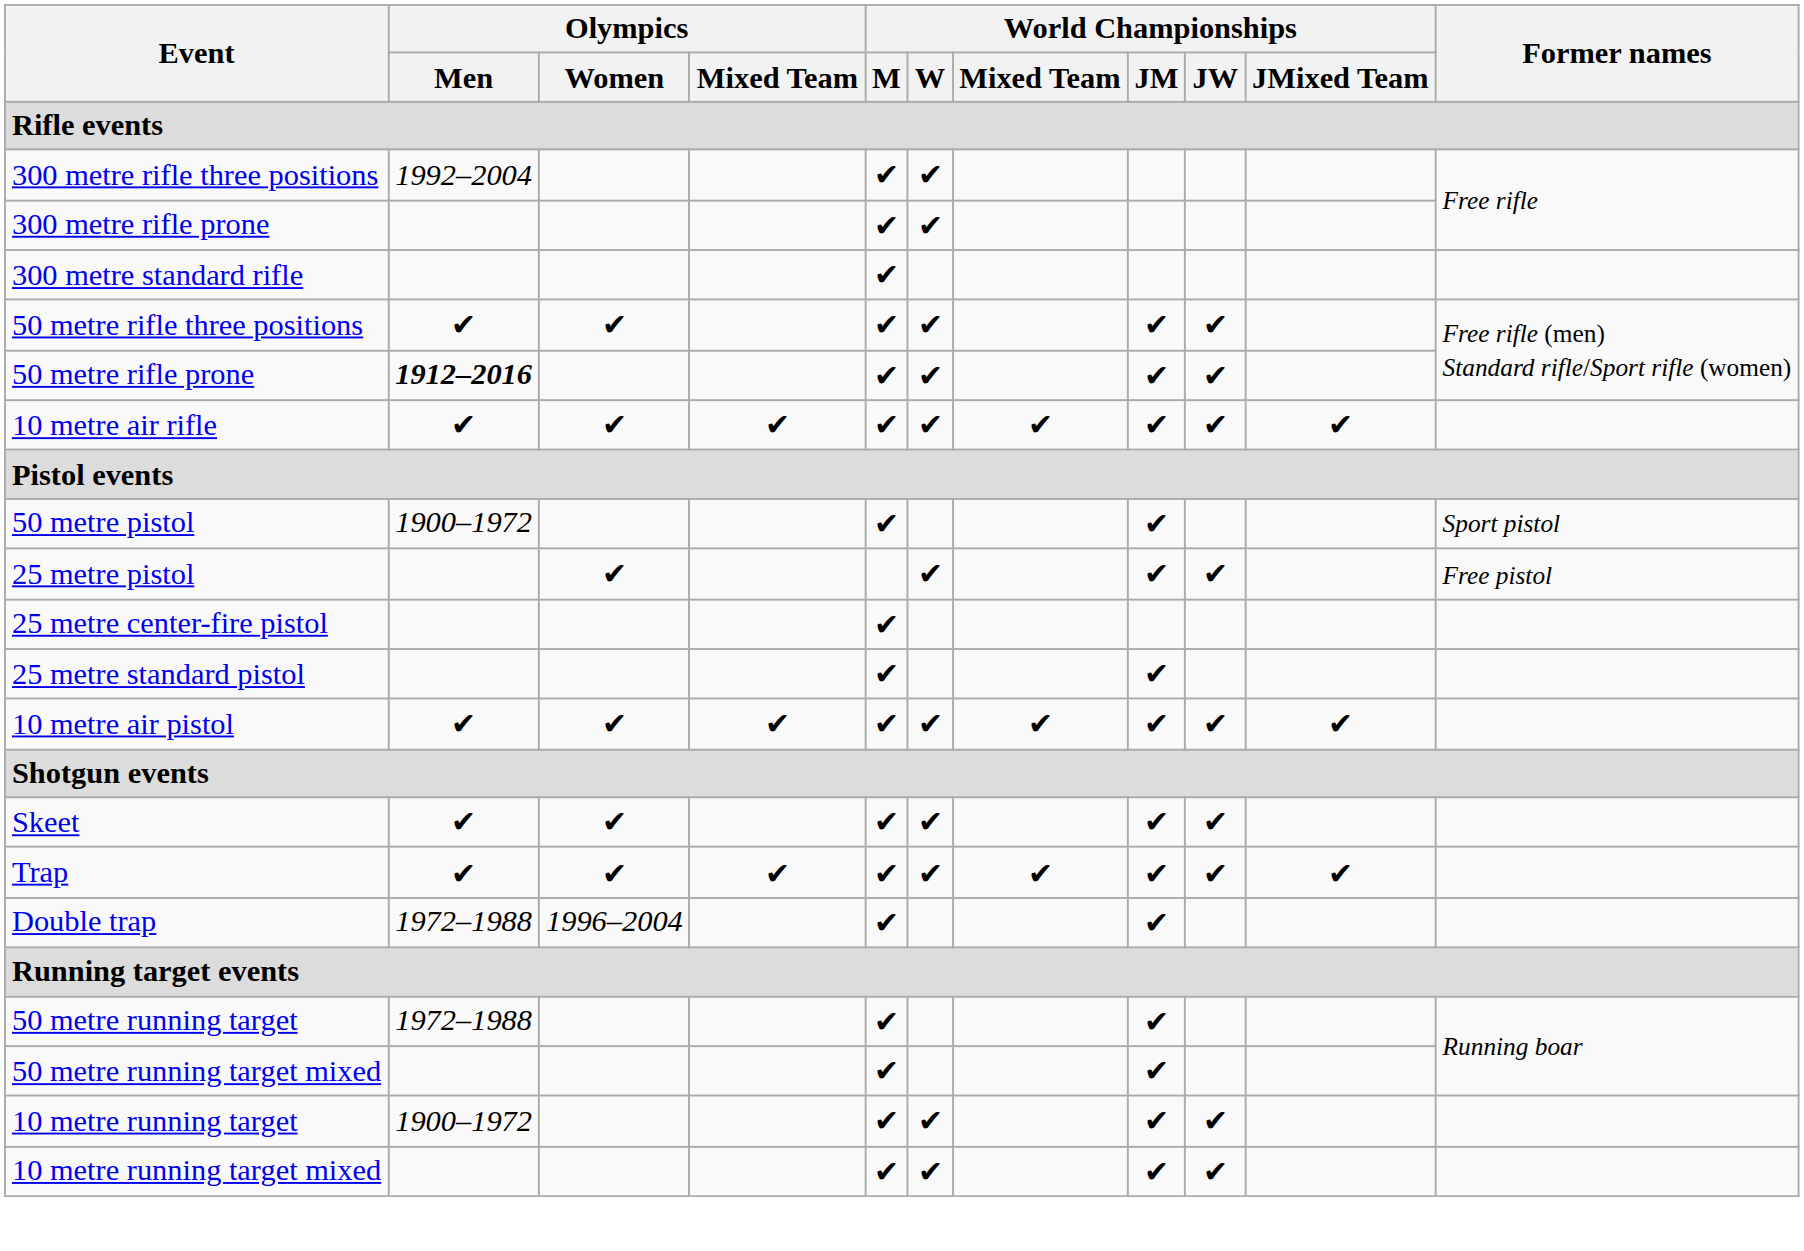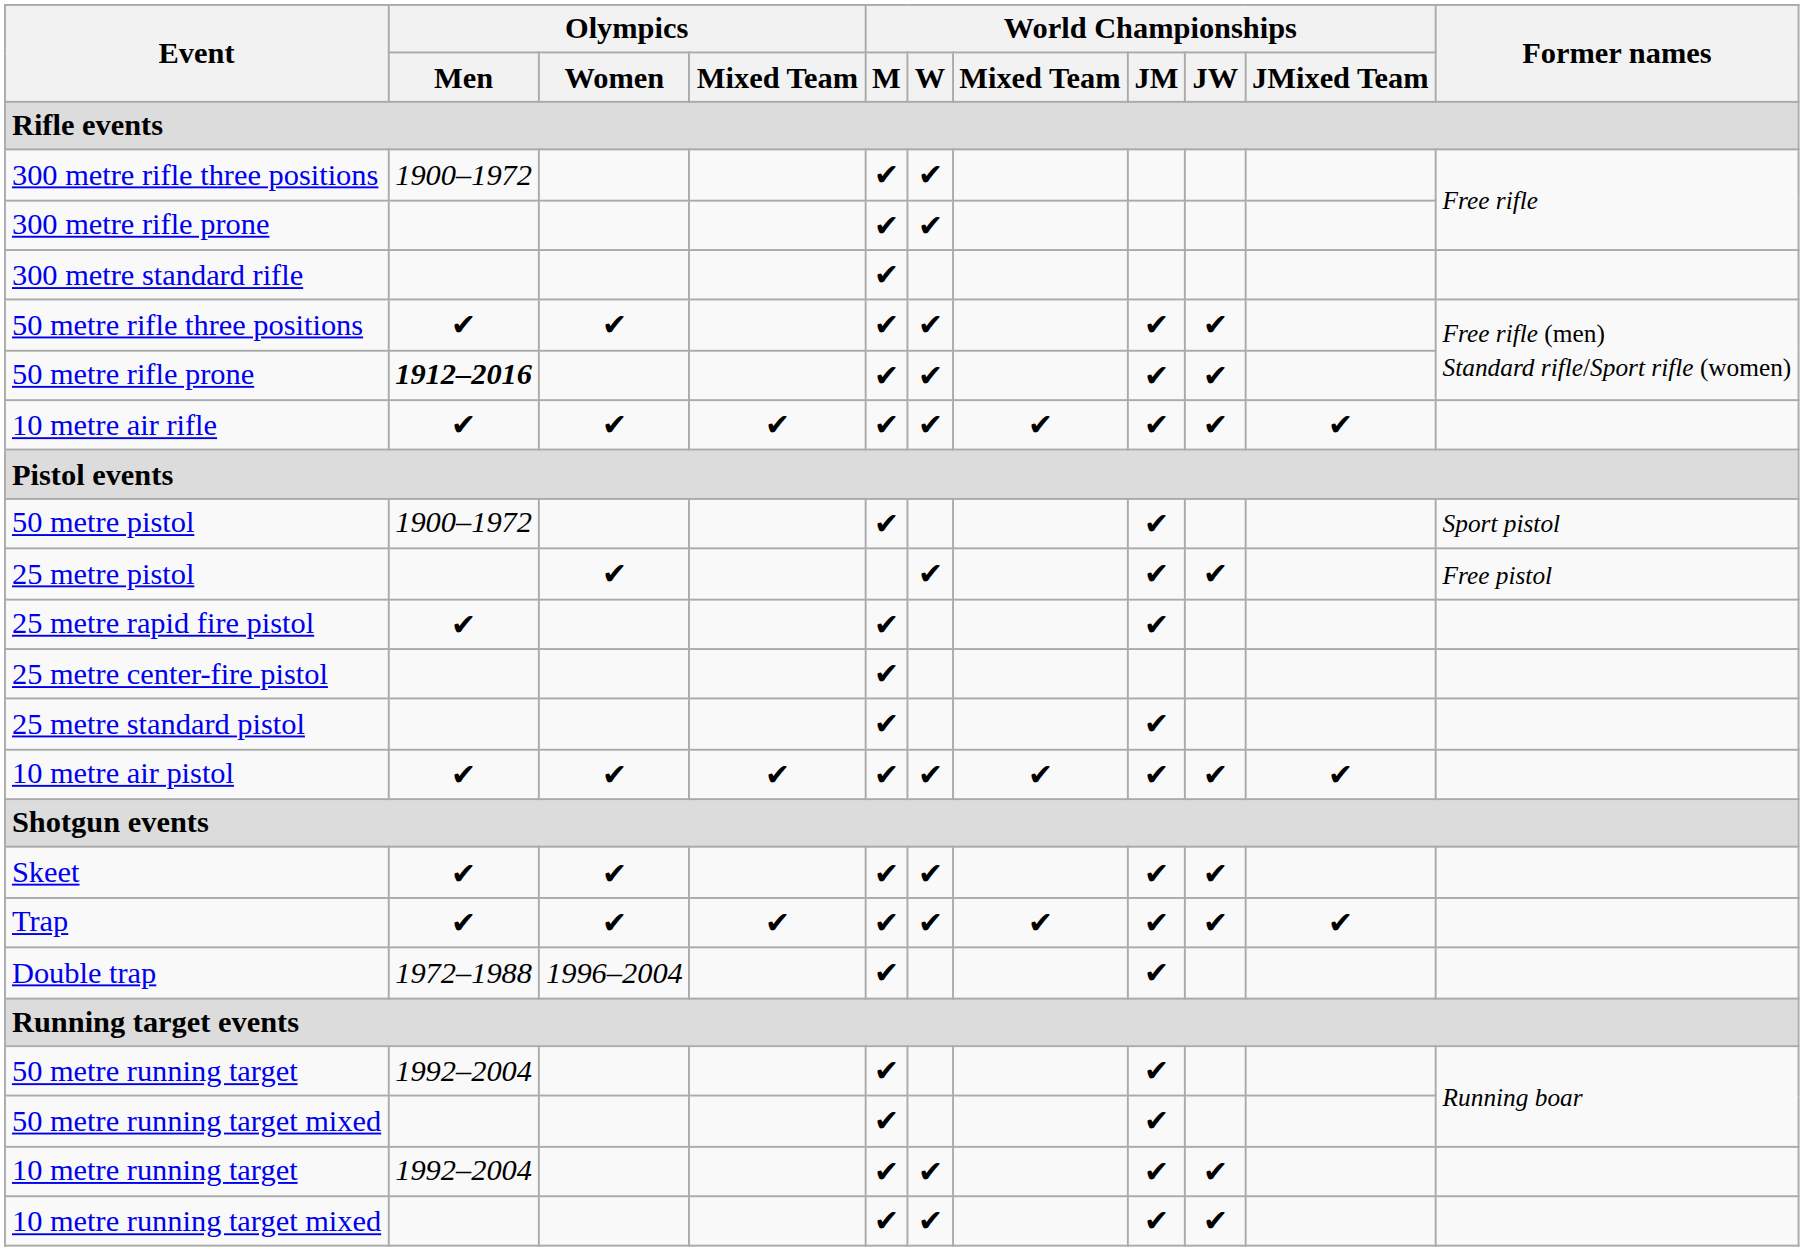(464, 174) 1992–2004 -> (464, 174) 1900–1972
+ row: (163, 623)
(464, 1020) 1972–1988 -> (464, 1070) 1992–2004
(464, 1120) 1900–1972 -> (464, 1170) 1992–2004
